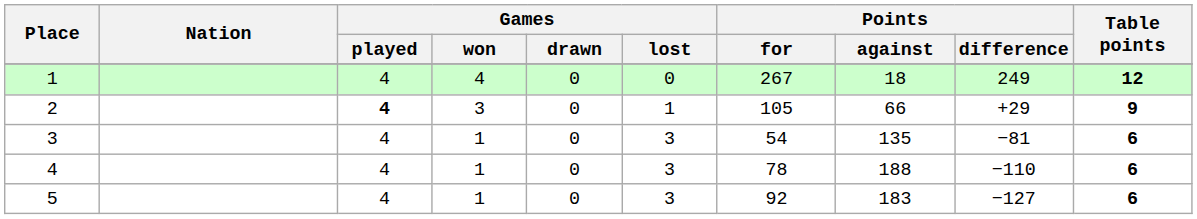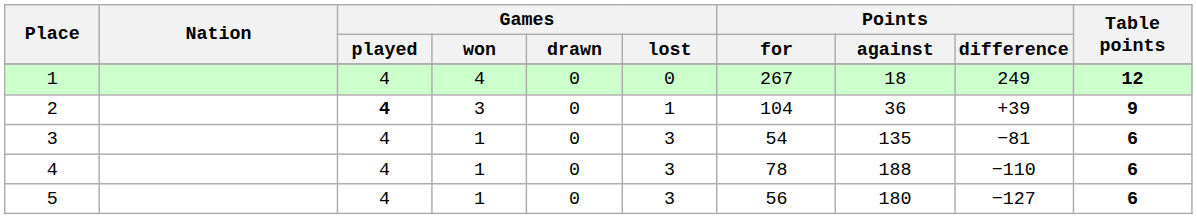(776, 109) 105 -> (776, 109) 104
(895, 109) 66 -> (895, 109) 36
(1014, 109) +29 -> (1014, 109) +39
(776, 199) 92 -> (776, 199) 56
(895, 199) 183 -> (895, 199) 180
